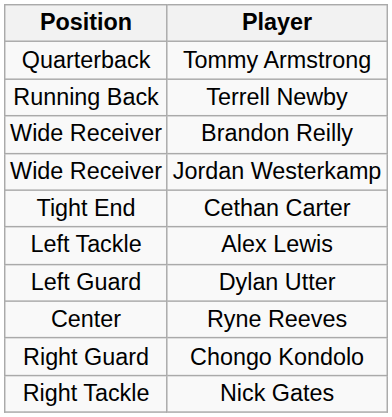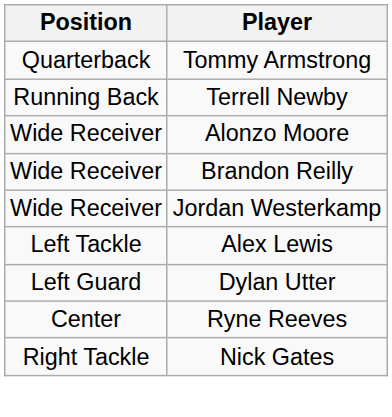+ row: (277, 134)
- row: (277, 208)
- row: (277, 356)
